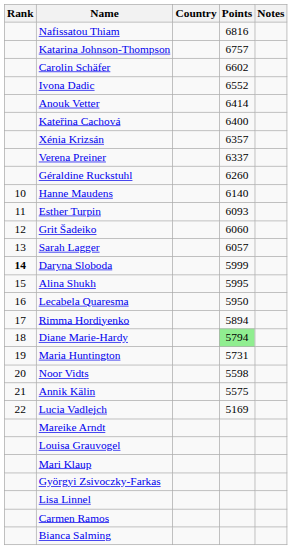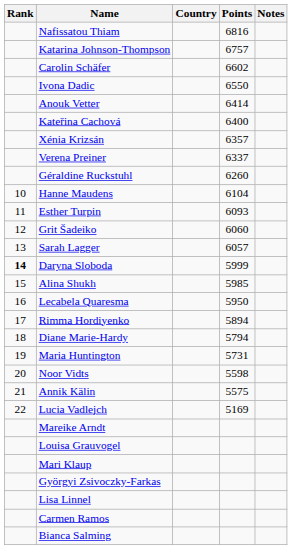(237, 85) 6552 -> (237, 85) 6550
(237, 193) 6140 -> (237, 193) 6104
(237, 283) 5995 -> (237, 283) 5985
(237, 337) lightgreen background -> (237, 337) no background
